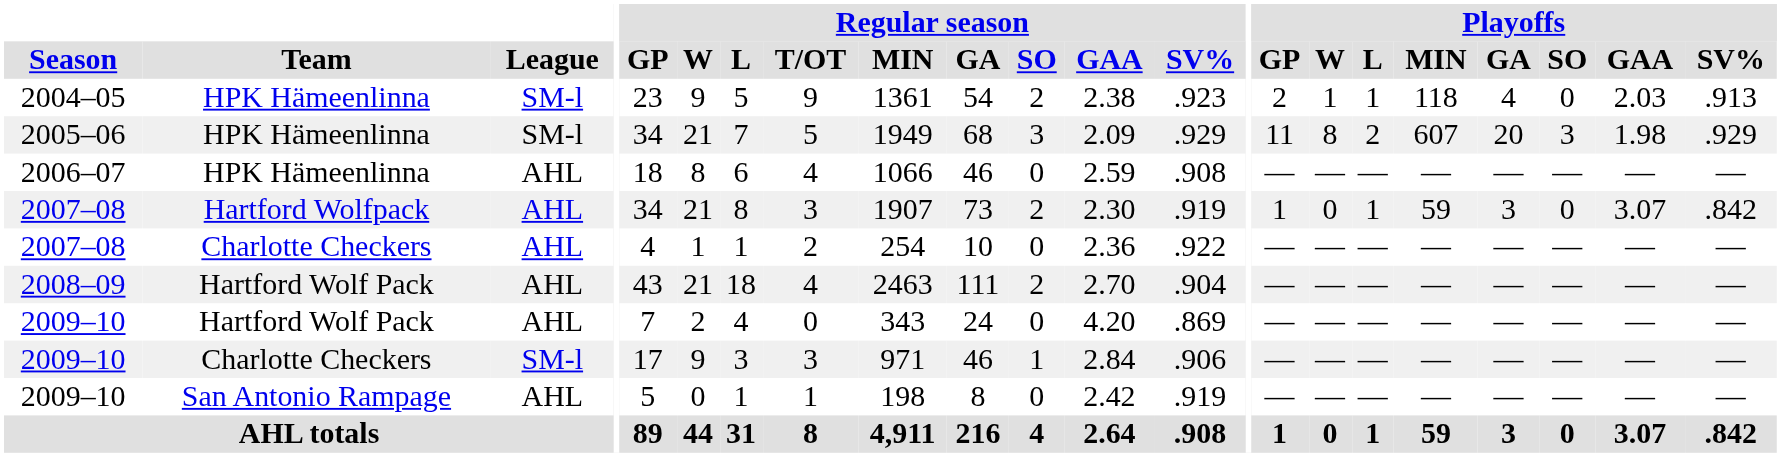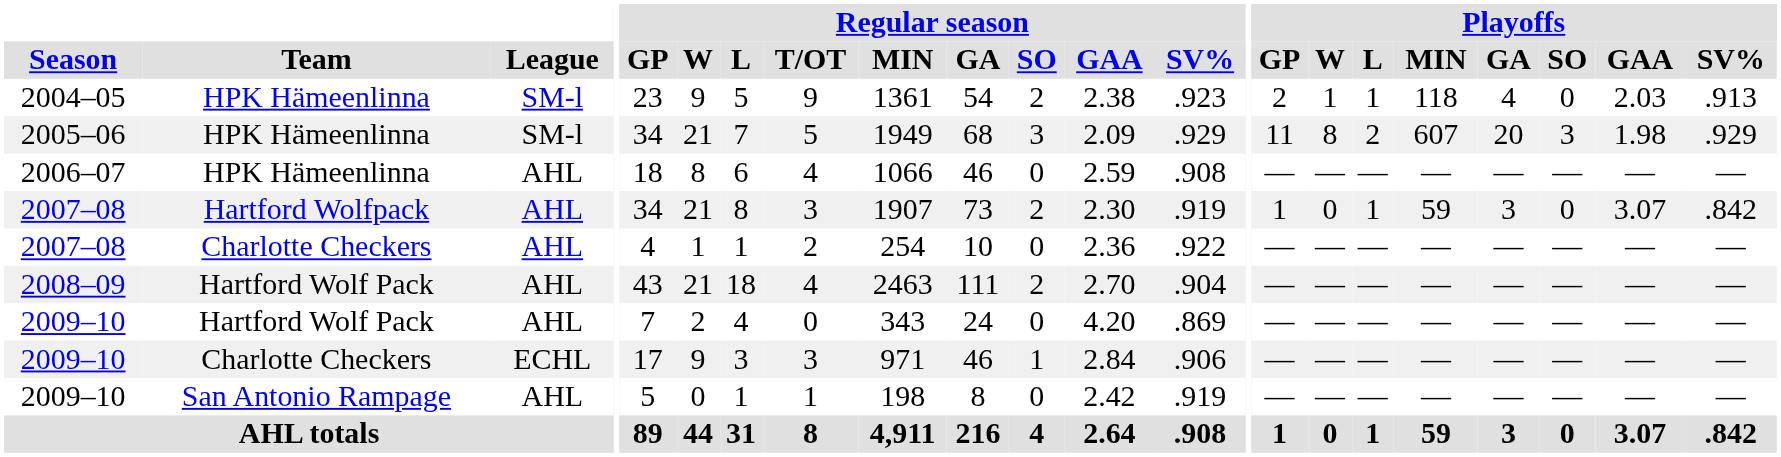(552, 358) SM-l -> (552, 358) ECHL
